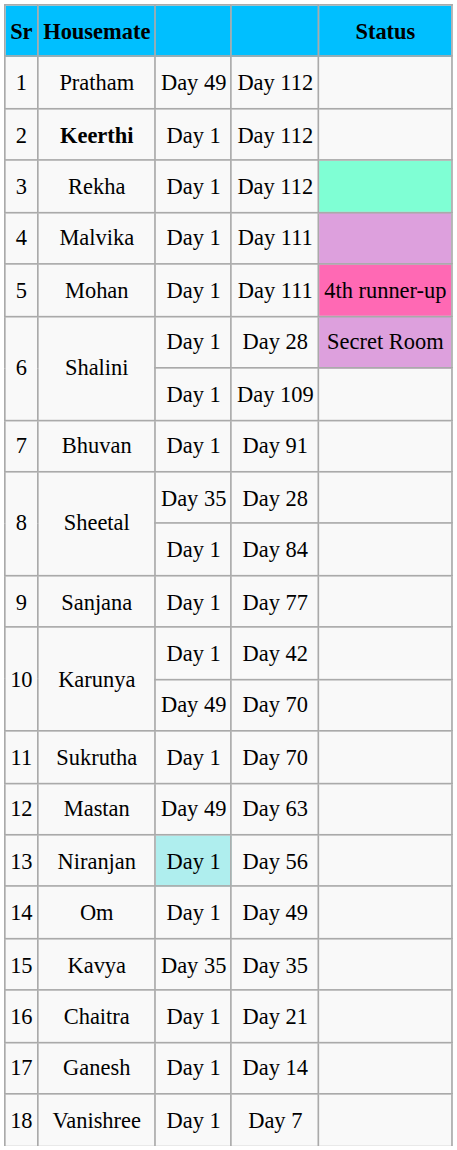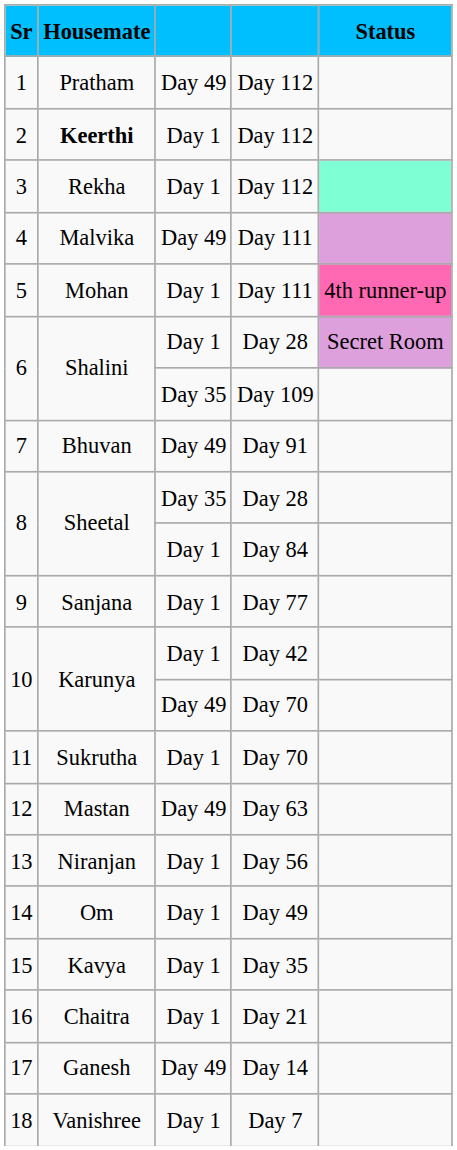(194, 238) Day 1 -> (194, 238) Day 49
(194, 393) Day 1 -> (194, 393) Day 35
(194, 445) Day 1 -> (194, 445) Day 49
(194, 860) paleturquoise background -> (194, 860) no background
(194, 964) Day 35 -> (194, 964) Day 1
(194, 1068) Day 1 -> (194, 1068) Day 49
